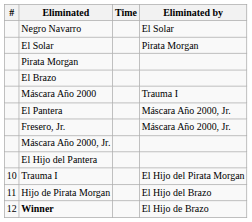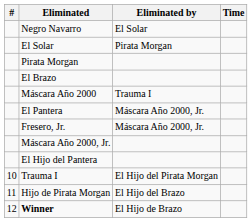columns swapped: (193, 12) <-> (126, 12)
